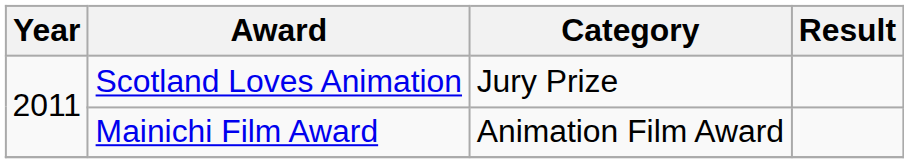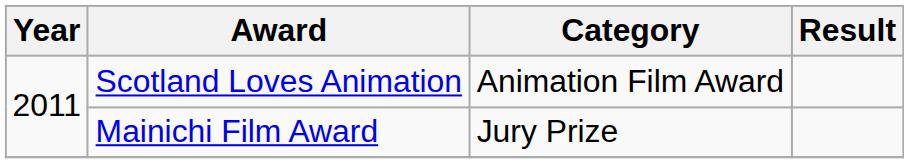(547, 81) Jury Prize -> (630, 81) Animation Film Award
(630, 131) Animation Film Award -> (547, 131) Jury Prize
